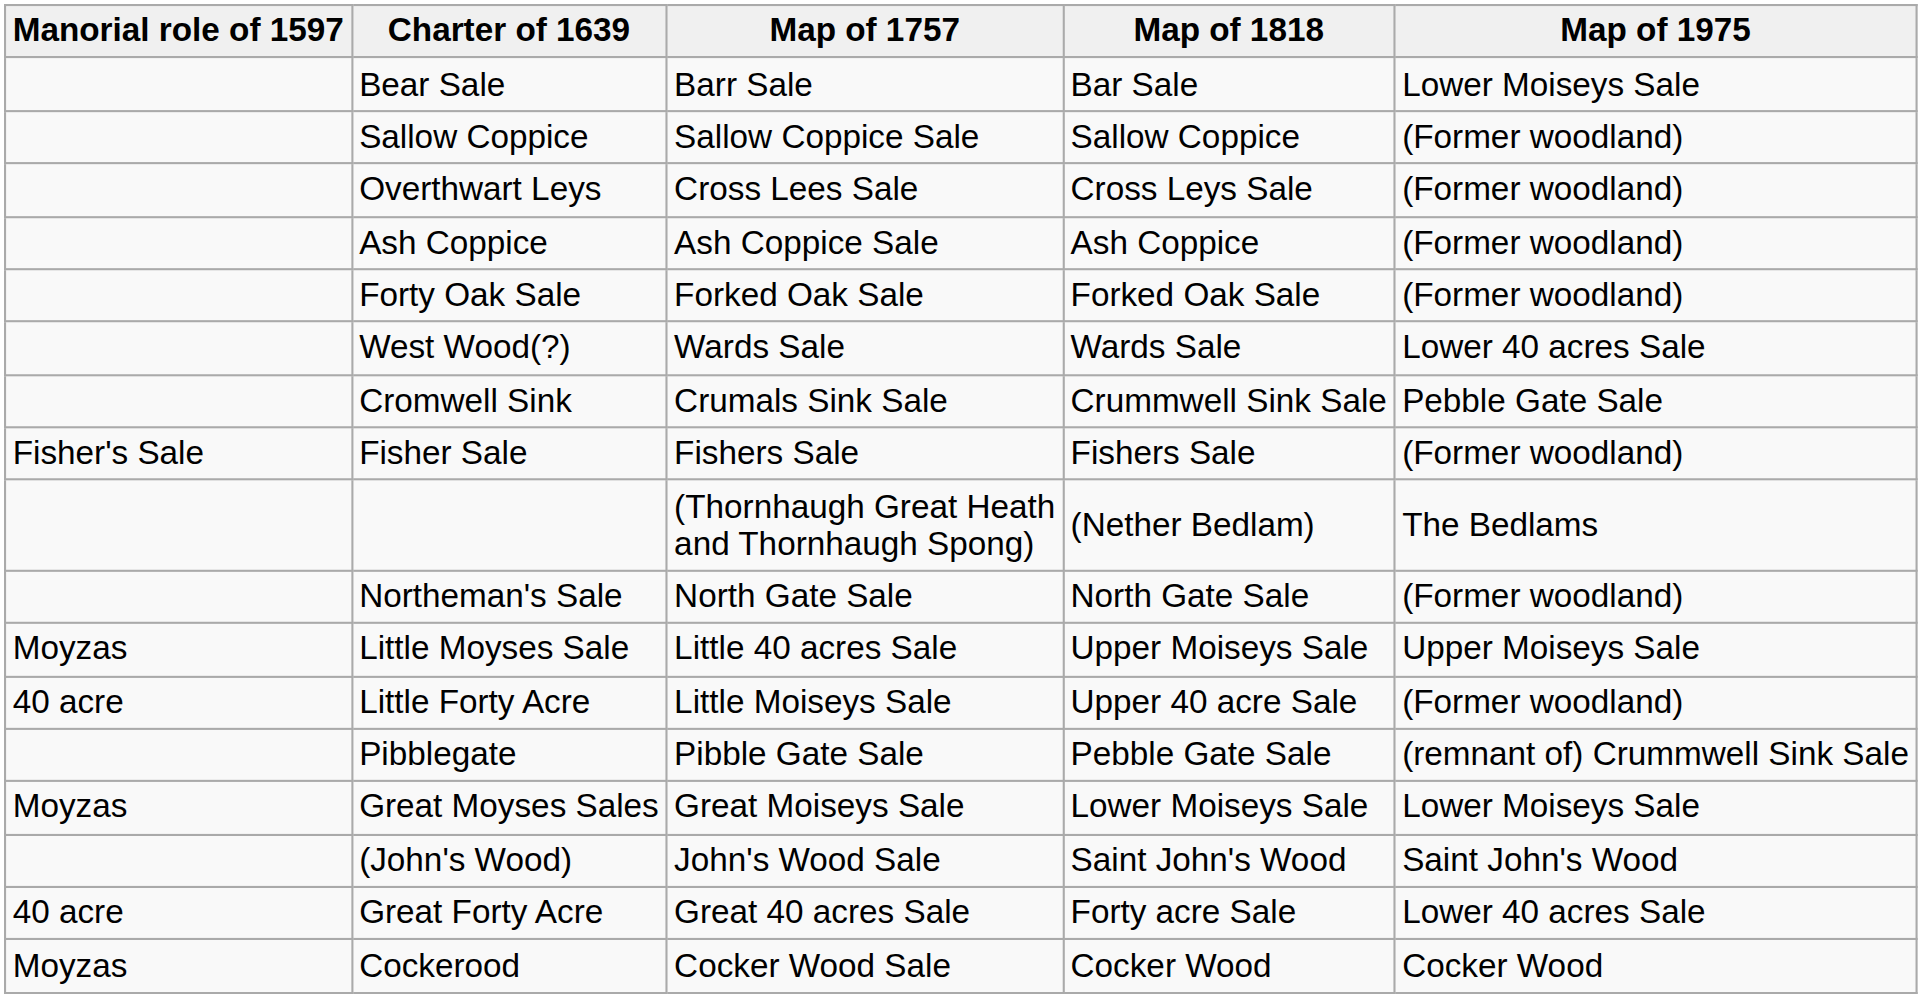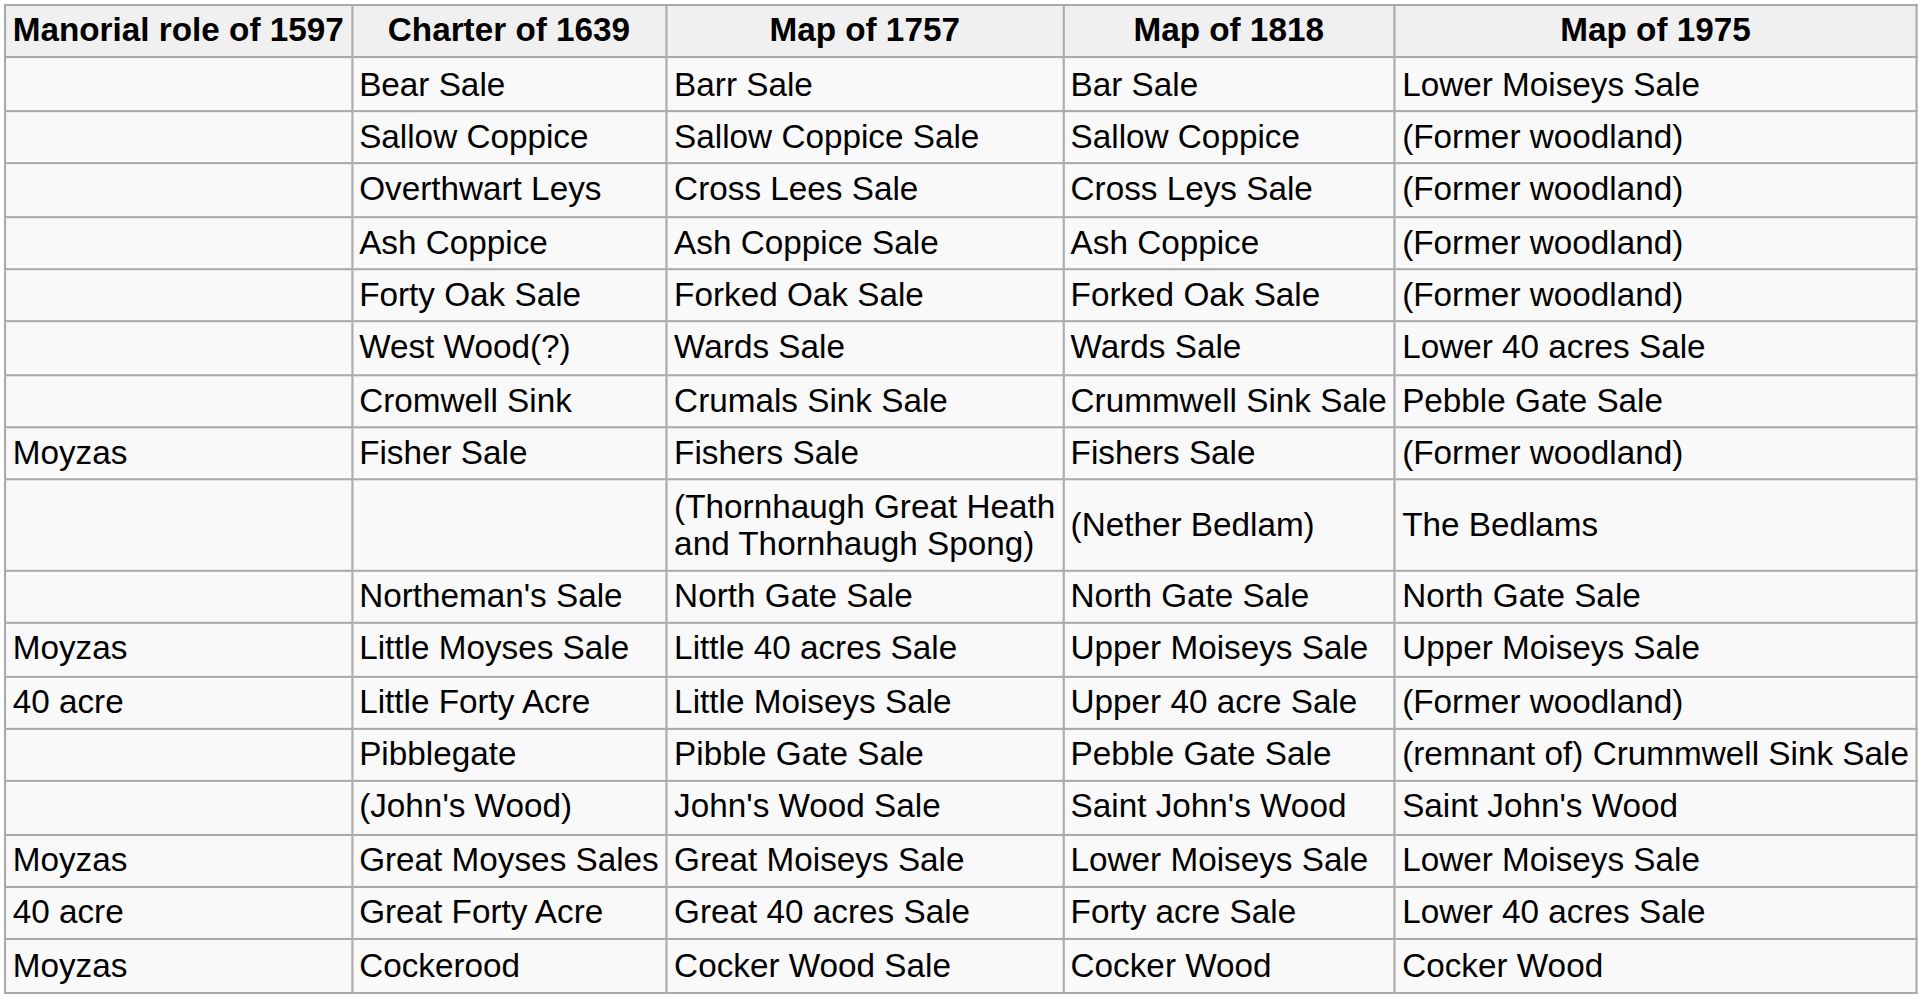(108, 453) Fisher's Sale -> (70, 453) Moyzas
(1543, 596) (Former woodland) -> (1521, 596) North Gate Sale
rows swapped: (466, 860) <-> (509, 807)
